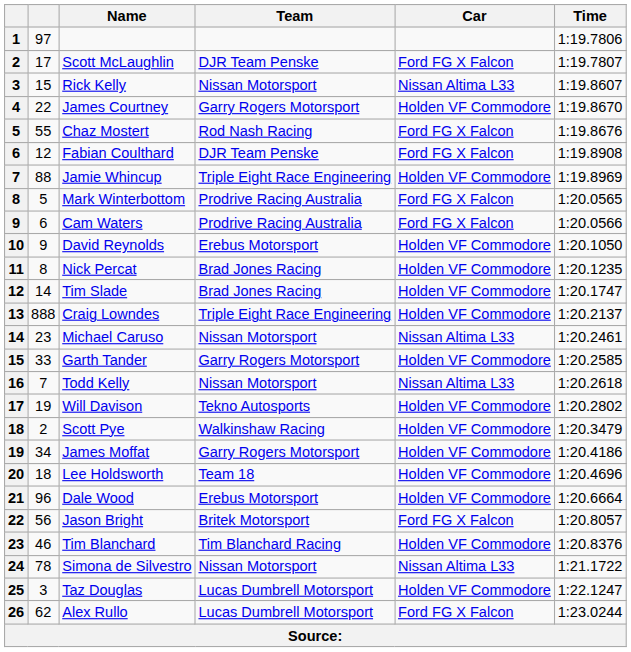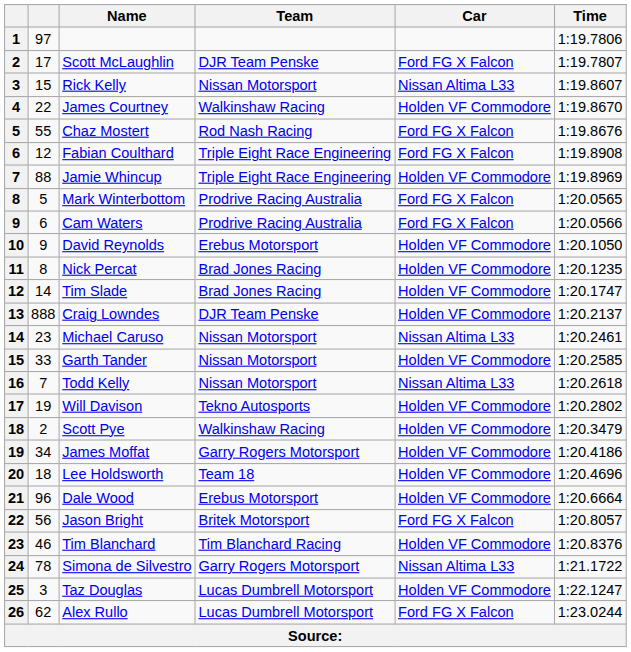(279, 107) Garry Rogers Motorsport -> (262, 107) Walkinshaw Racing
(259, 153) DJR Team Penske -> (295, 153) Triple Eight Race Engineering
(295, 314) Triple Eight Race Engineering -> (259, 314) DJR Team Penske
(279, 360) Garry Rogers Motorsport -> (257, 360) Nissan Motorsport
(257, 566) Nissan Motorsport -> (279, 566) Garry Rogers Motorsport
